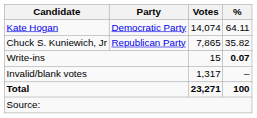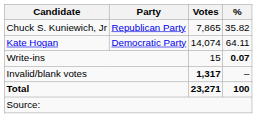rows swapped: (32, 27) <-> (57, 43)
(208, 74) normal -> (208, 74) bold
